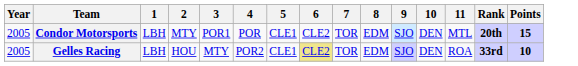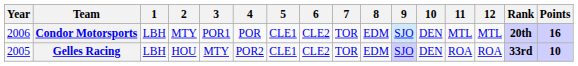+ column: (490, 14)
(19, 33) 2005 -> (19, 33) 2006
(525, 33) 15 -> (555, 33) 16
(316, 52) khaki background -> (316, 52) no background
